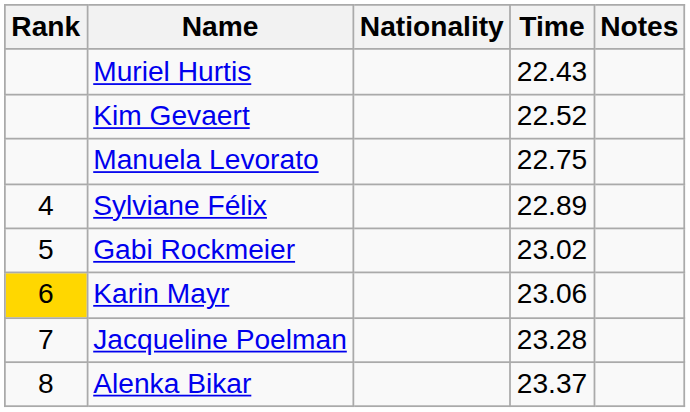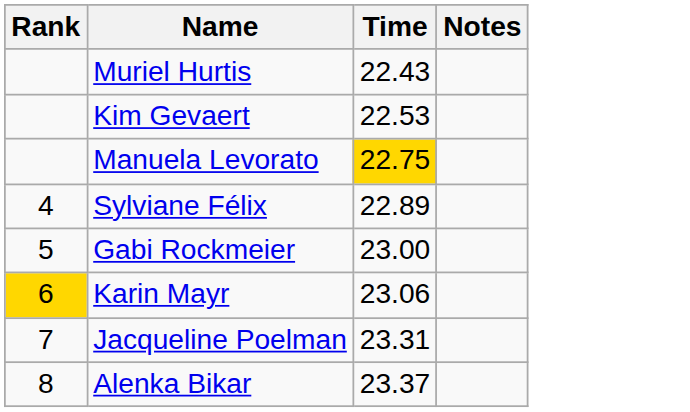- column: (432, 26)
(552, 116) 22.52 -> (395, 116) 22.53
(552, 160) no background -> (395, 160) gold background
(552, 250) 23.02 -> (395, 250) 23.00
(552, 339) 23.28 -> (395, 339) 23.31
